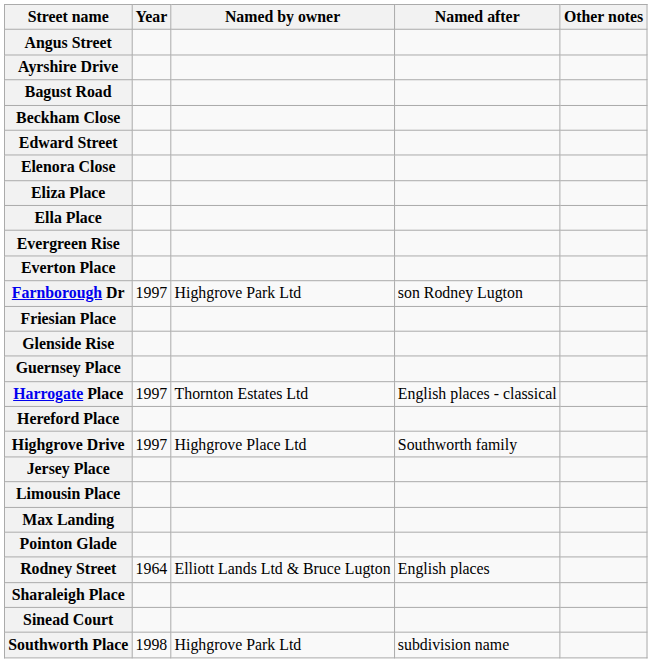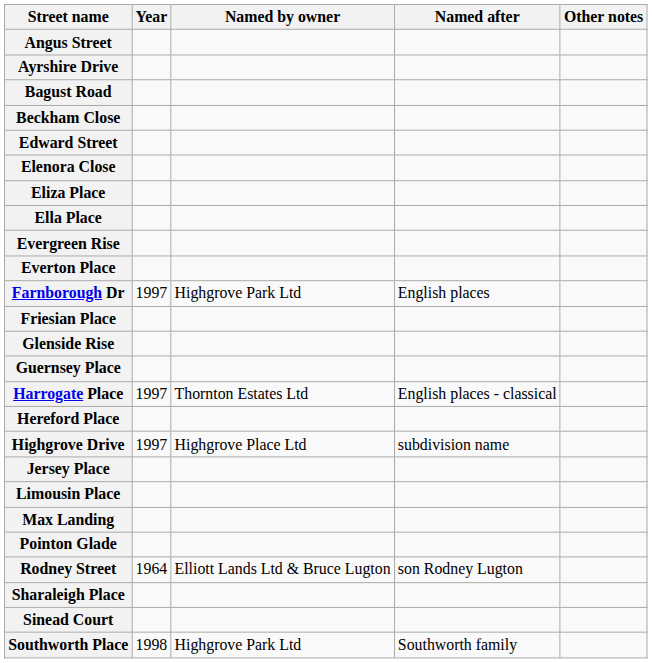(460, 293) son Rodney Lugton -> (444, 293) English places
(457, 444) Southworth family -> (454, 444) subdivision name
(444, 569) English places -> (460, 569) son Rodney Lugton
(454, 645) subdivision name -> (457, 645) Southworth family
